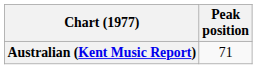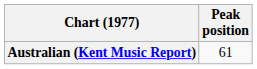(226, 52) 71 -> (226, 52) 61
